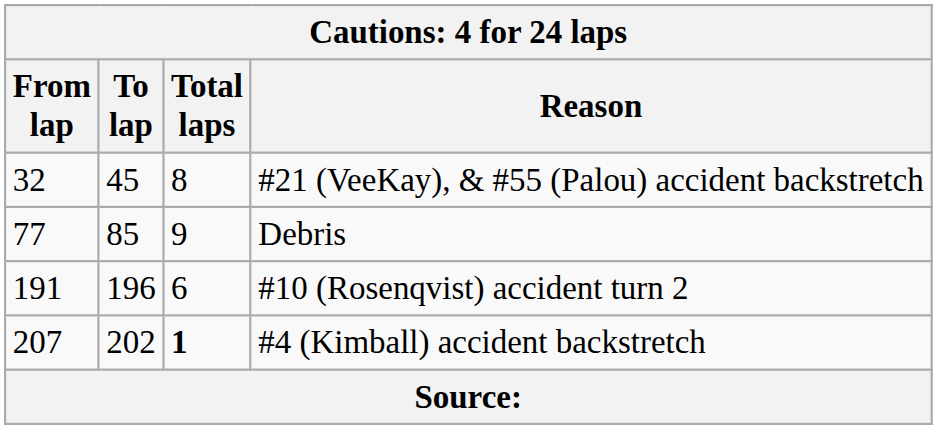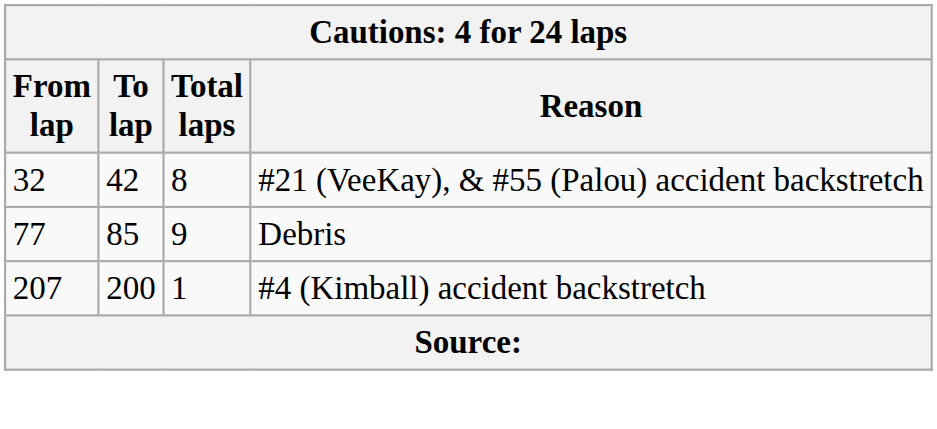(123, 179) 45 -> (123, 179) 42
- row: (473, 288)
(131, 342) 202 -> (131, 288) 200
(179, 342) bold -> (179, 288) normal
